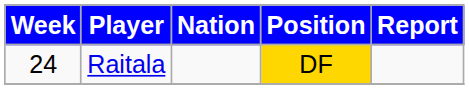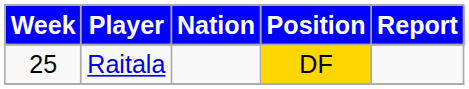(43, 65) 24 -> (43, 65) 25
